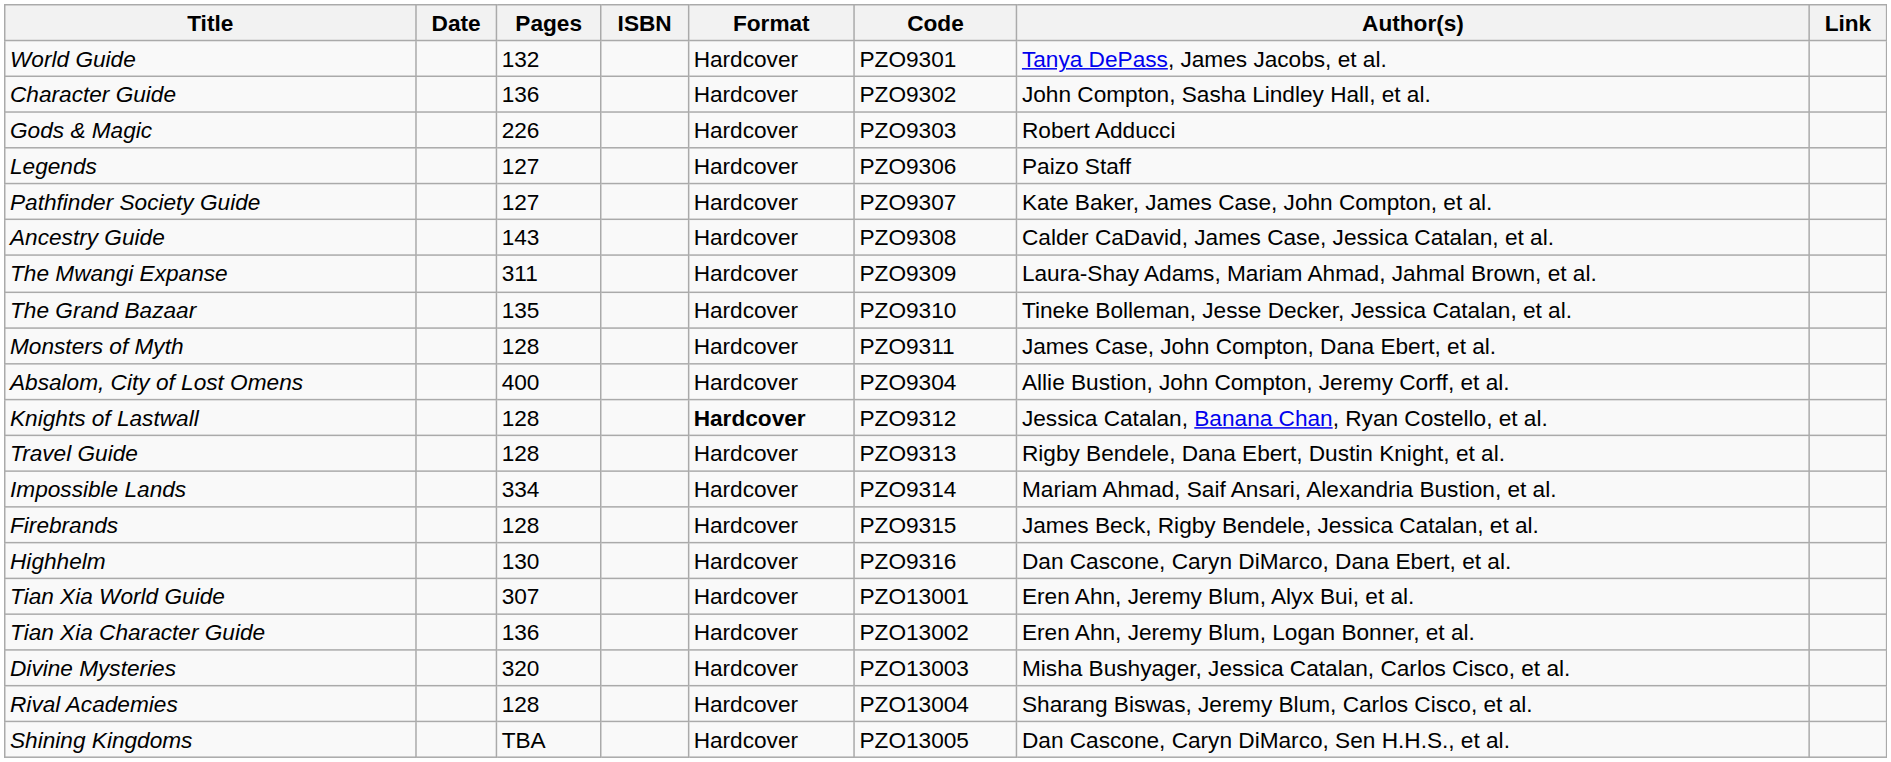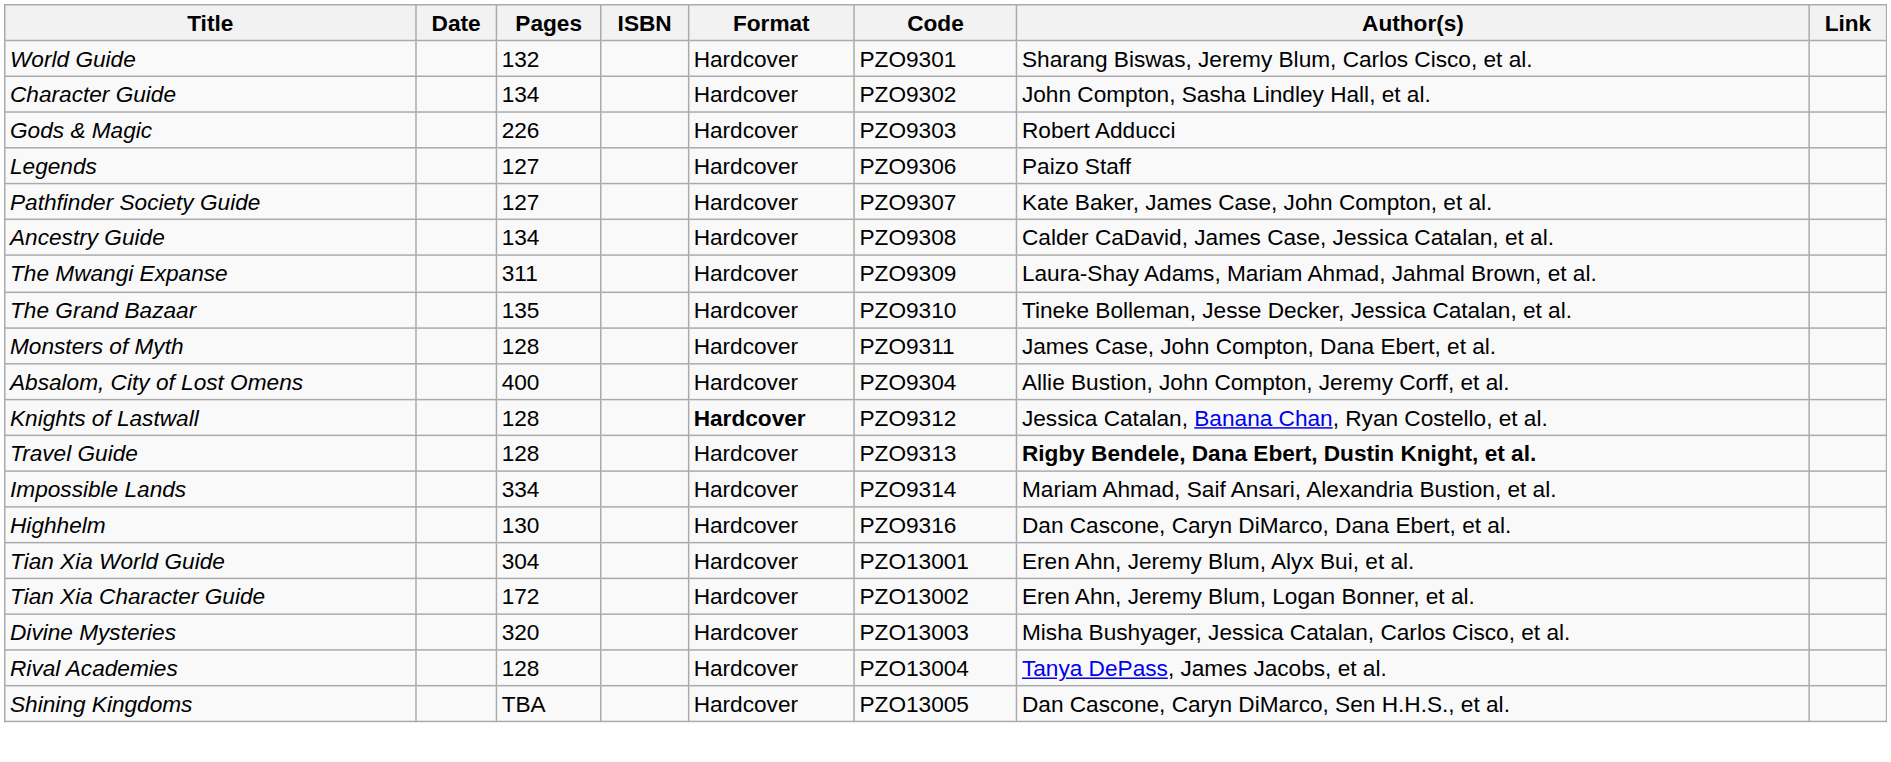(1204, 59) Tanya DePass, James Jacobs, et al. -> (1277, 59) Sharang Biswas, Jeremy Blum, Carlos Cisco, et al.
(521, 95) 136 -> (521, 95) 134
(521, 238) 143 -> (521, 238) 134
(1263, 453) normal -> (1279, 453) bold
- row: (64, 525)
(521, 597) 307 -> (521, 561) 304
(521, 632) 136 -> (521, 597) 172
(1277, 704) Sharang Biswas, Jeremy Blum, Carlos Cisco, et al. -> (1204, 668) Tanya DePass, James Jacobs, et al.
